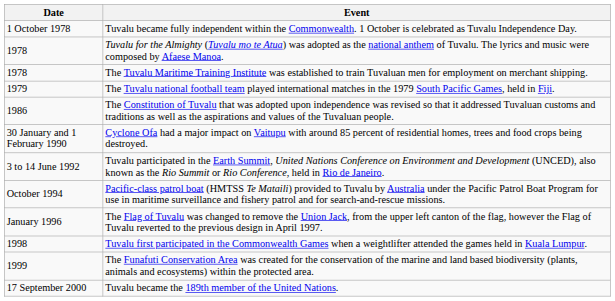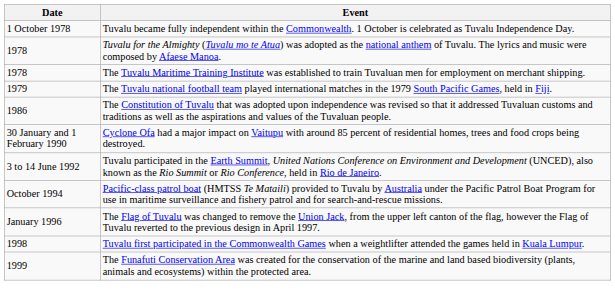- row: (222, 288)
